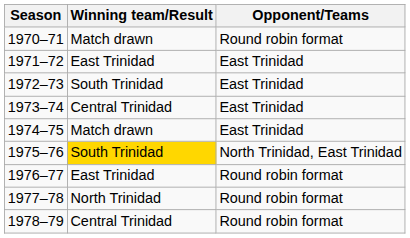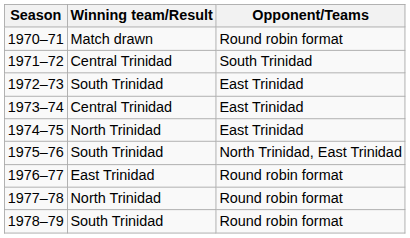(112, 61) East Trinidad -> (121, 61) Central Trinidad
(261, 61) East Trinidad -> (266, 61) South Trinidad
(112, 130) Match drawn -> (116, 130) North Trinidad
(117, 152) gold background -> (117, 152) no background
(121, 221) Central Trinidad -> (117, 221) South Trinidad
